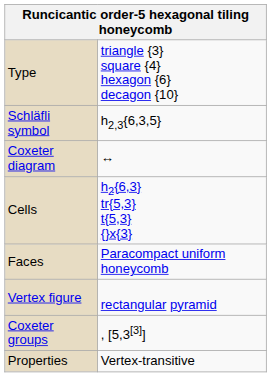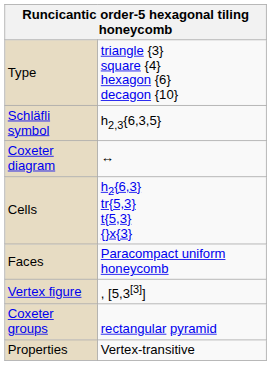(159, 304) rectangular pyramid -> (123, 291) , [5,3[3]]
(123, 333) , [5,3[3]] -> (159, 329) rectangular pyramid
